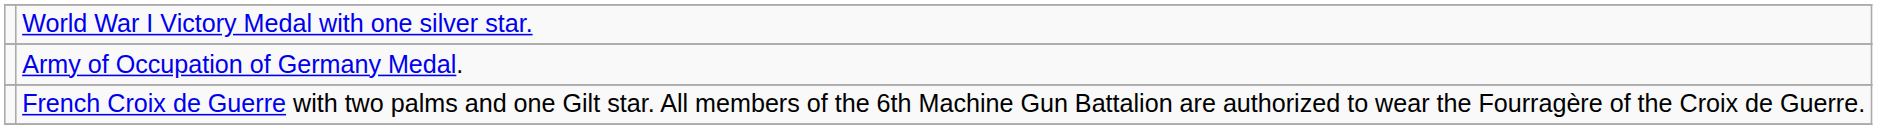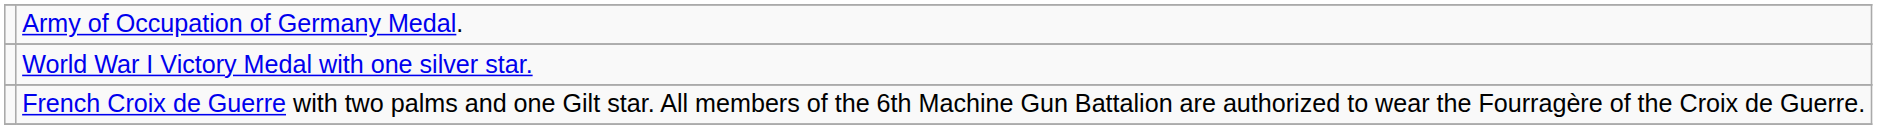rows swapped: (277, 24) <-> (243, 64)
